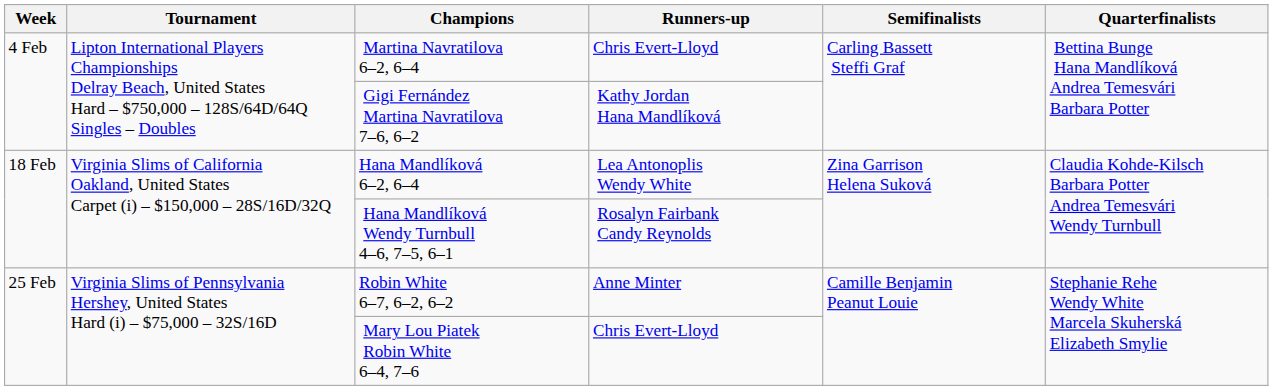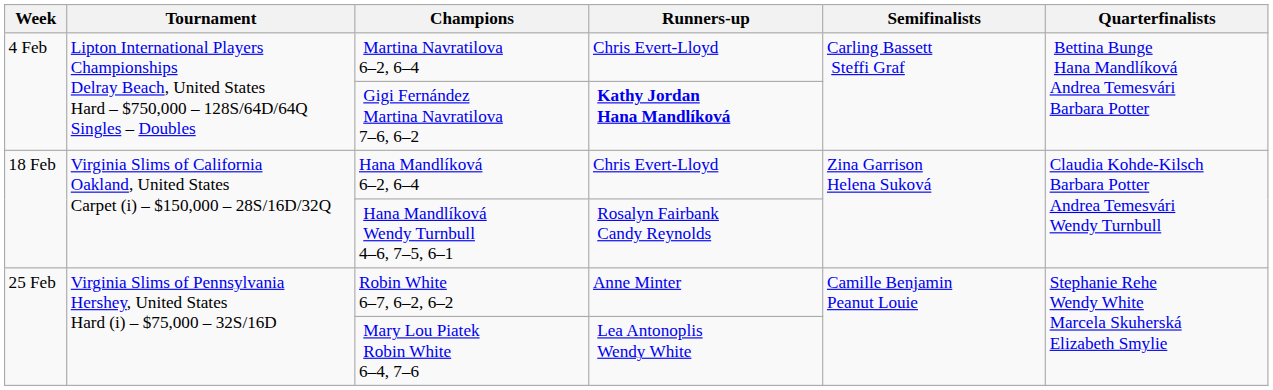(657, 105) normal -> (662, 105) bold
(648, 174) Lea Antonoplis Wendy White -> (656, 164) Chris Evert-Lloyd
(656, 331) Chris Evert-Lloyd -> (648, 341) Lea Antonoplis Wendy White
